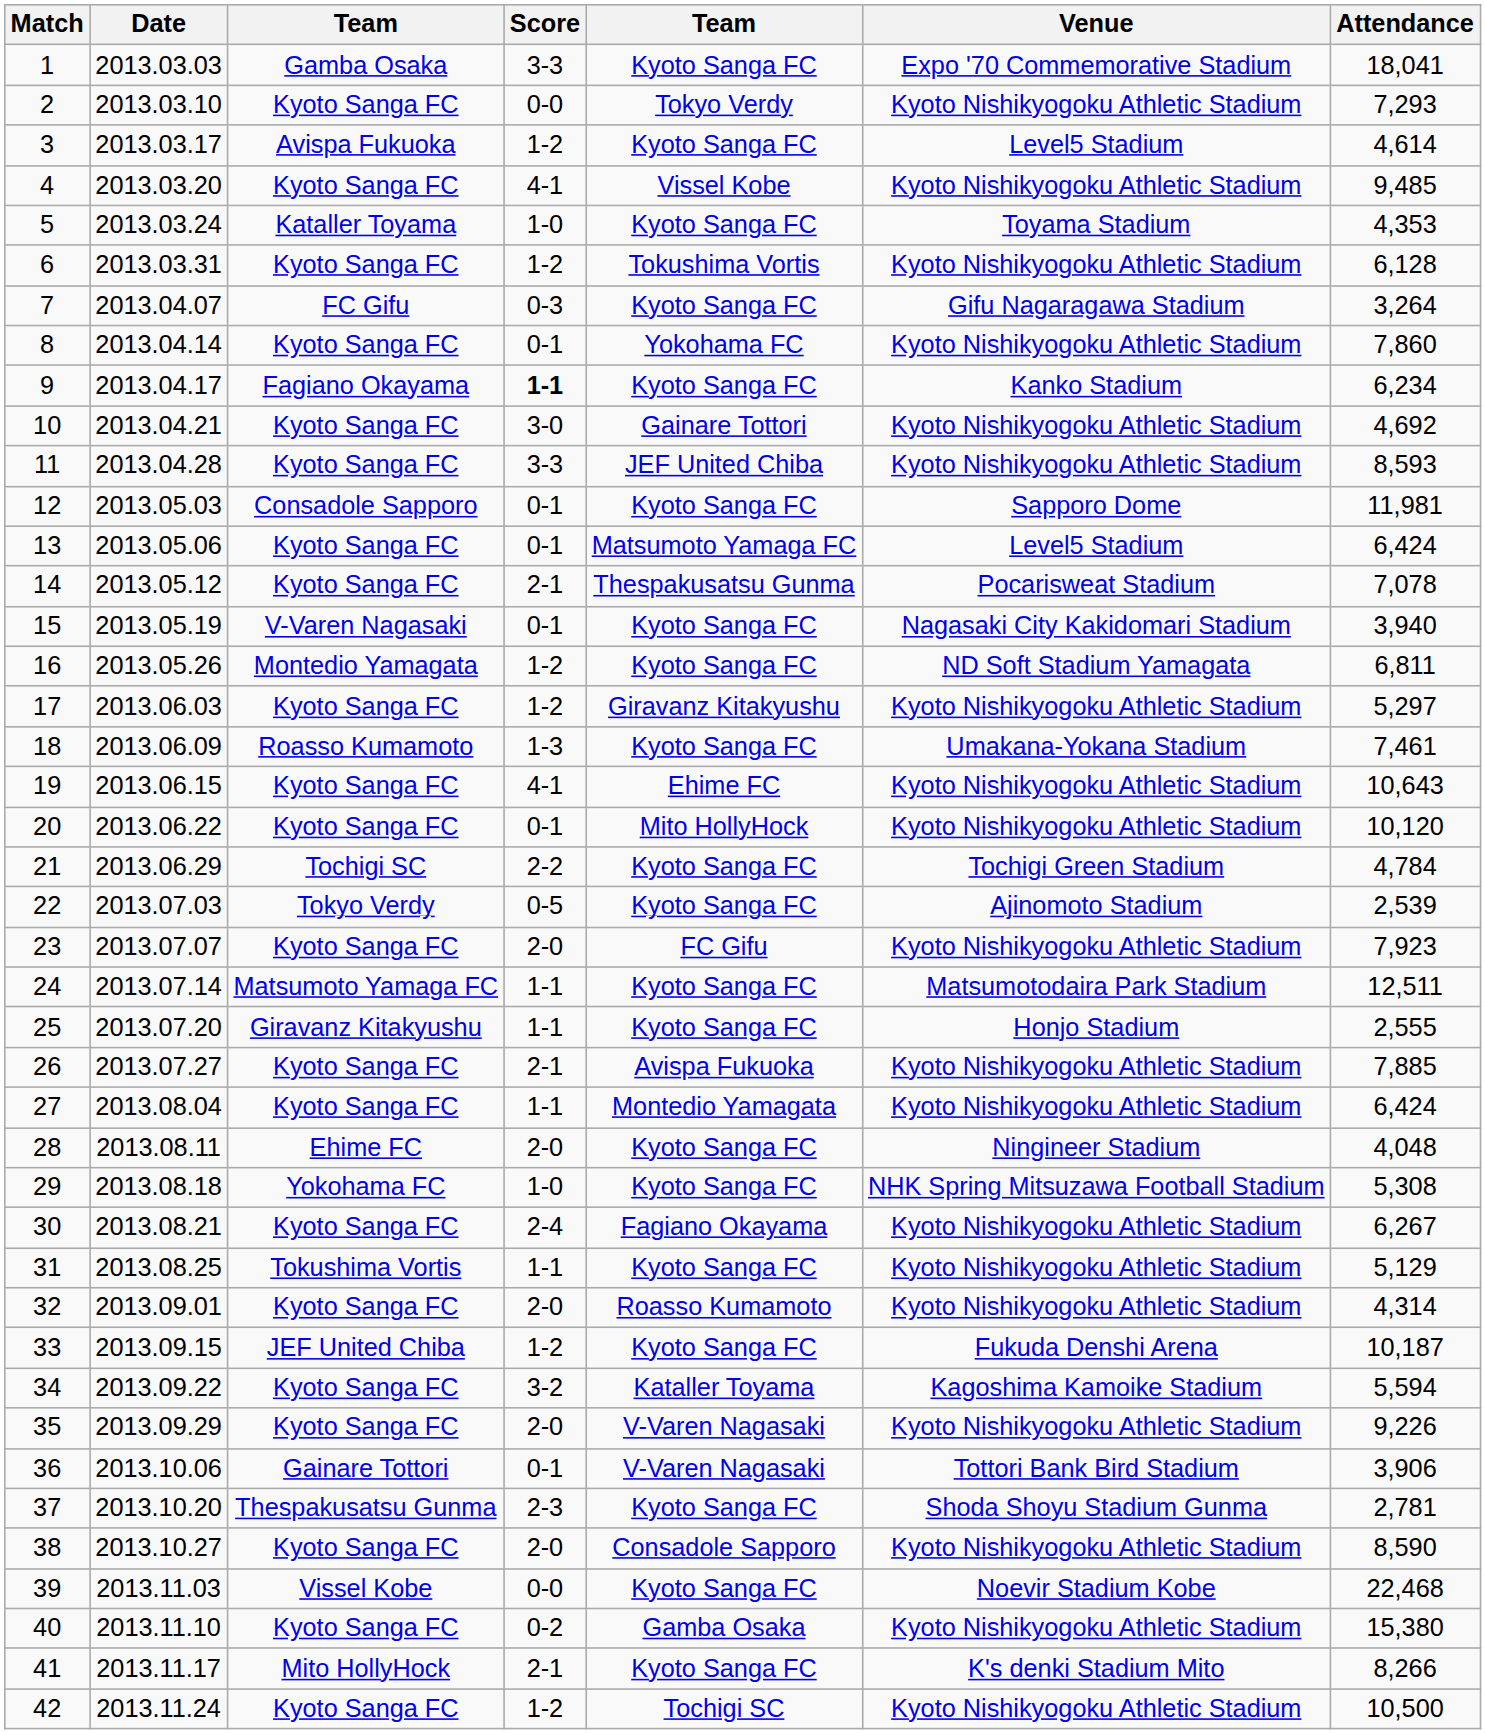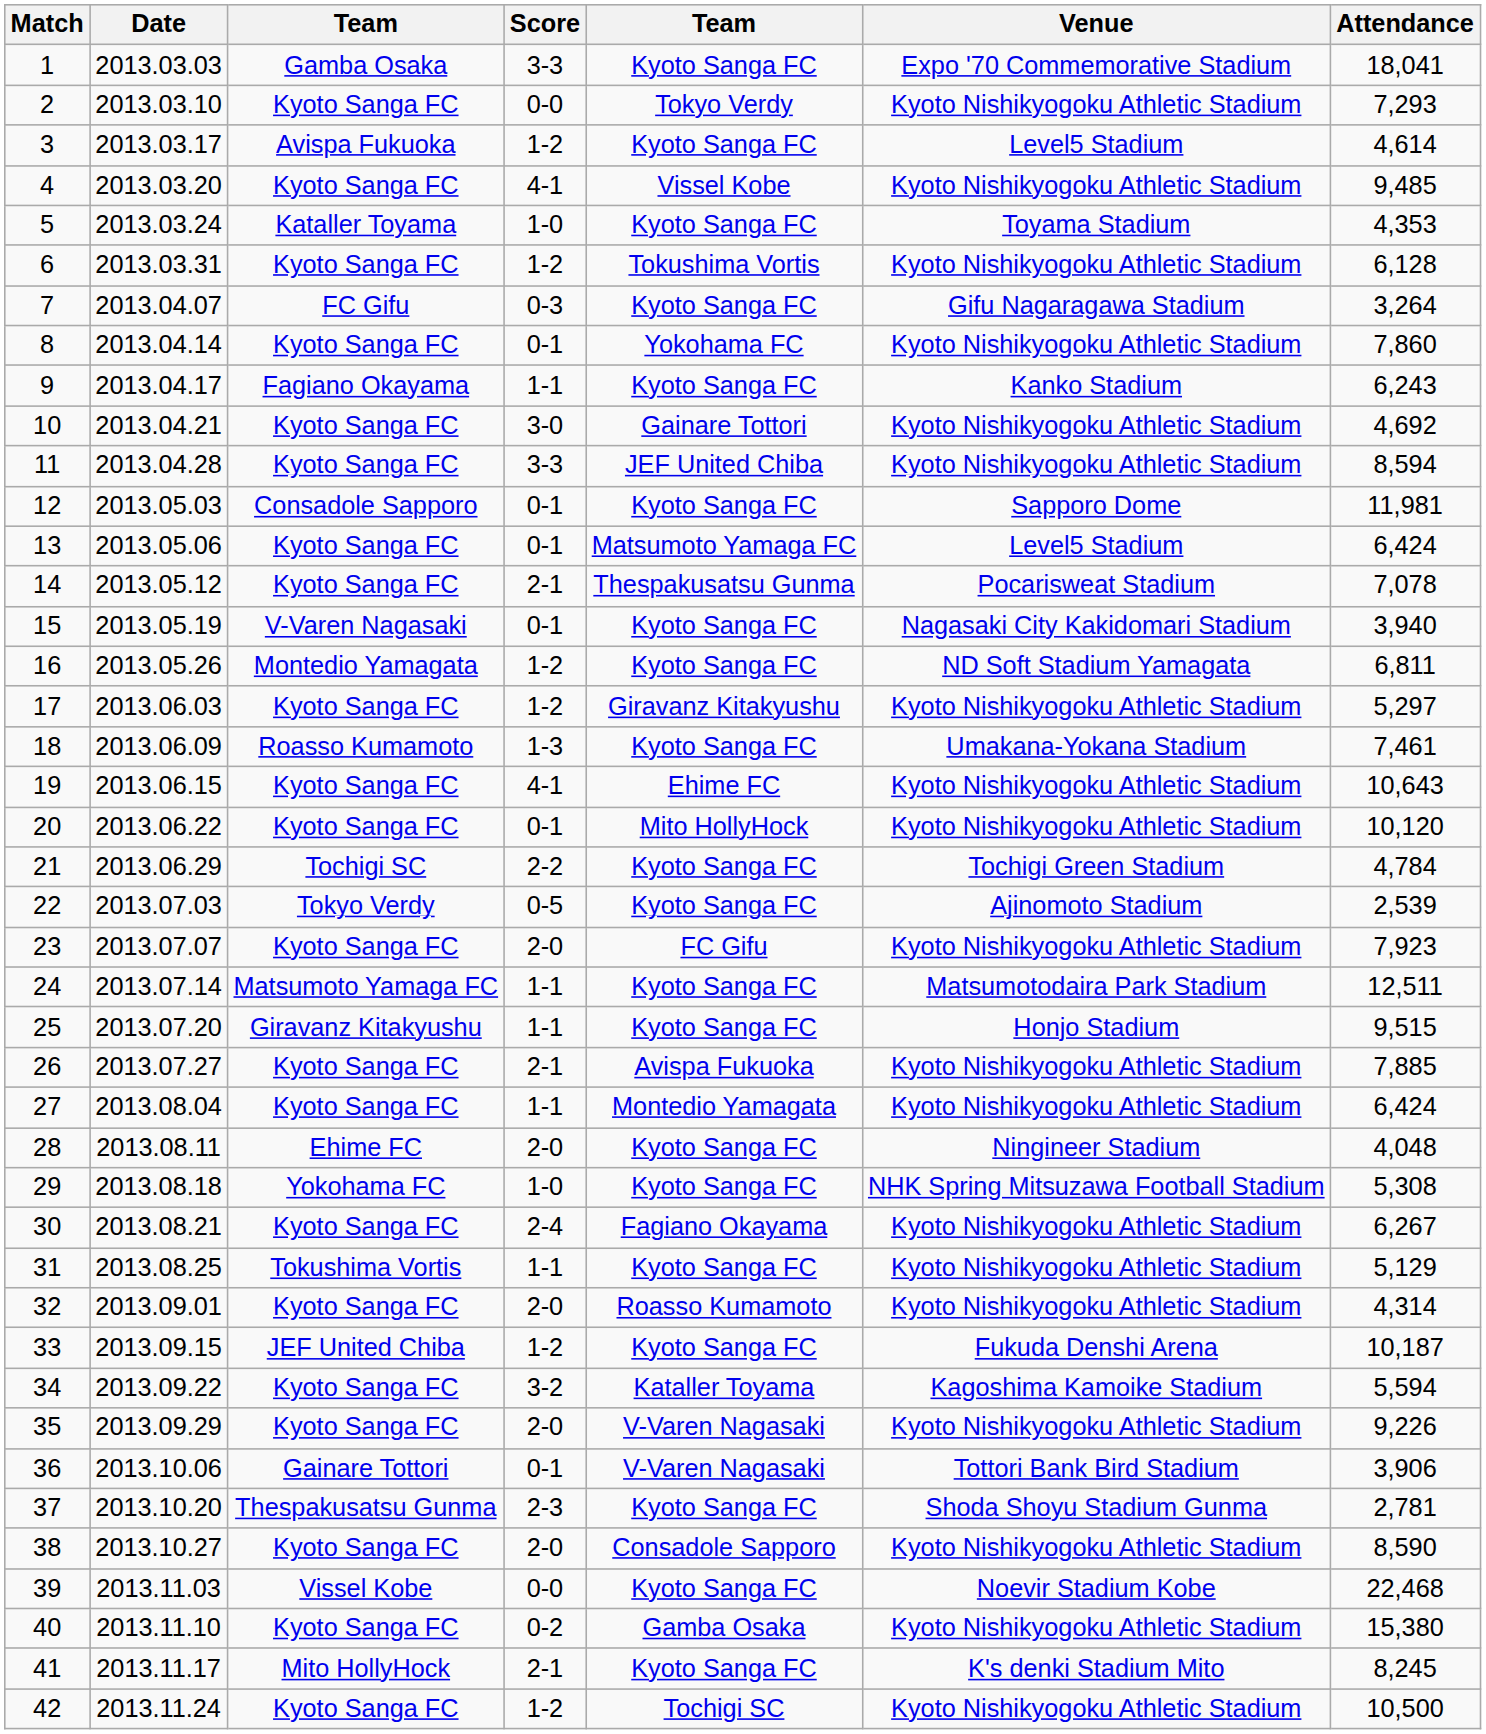(545, 385) bold -> (545, 385) normal
(1405, 385) 6,234 -> (1405, 385) 6,243
(1405, 465) 8,593 -> (1405, 465) 8,594
(1405, 1026) 2,555 -> (1405, 1026) 9,515
(1405, 1668) 8,266 -> (1405, 1668) 8,245
